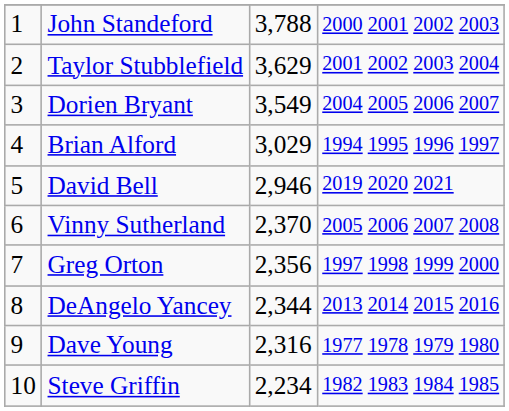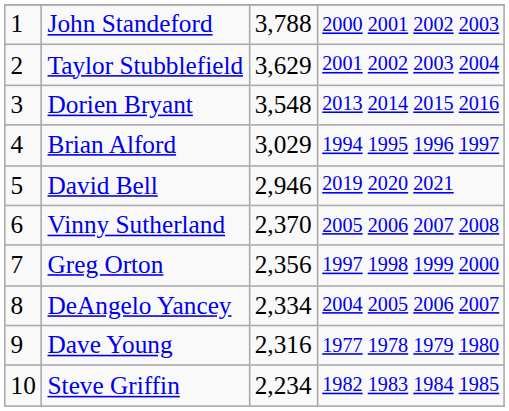(283, 104) 3,549 -> (283, 104) 3,548
(411, 104) 2004 2005 2006 2007 -> (411, 104) 2013 2014 2015 2016
(283, 305) 2,344 -> (283, 305) 2,334
(411, 305) 2013 2014 2015 2016 -> (411, 305) 2004 2005 2006 2007
